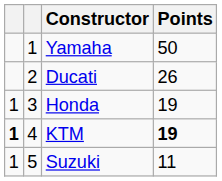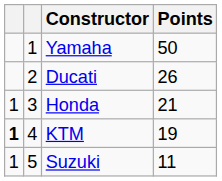(168, 105) 19 -> (168, 105) 21
(168, 134) bold -> (168, 134) normal
